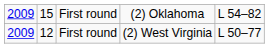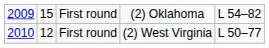(21, 33) 2009 -> (21, 33) 2010
